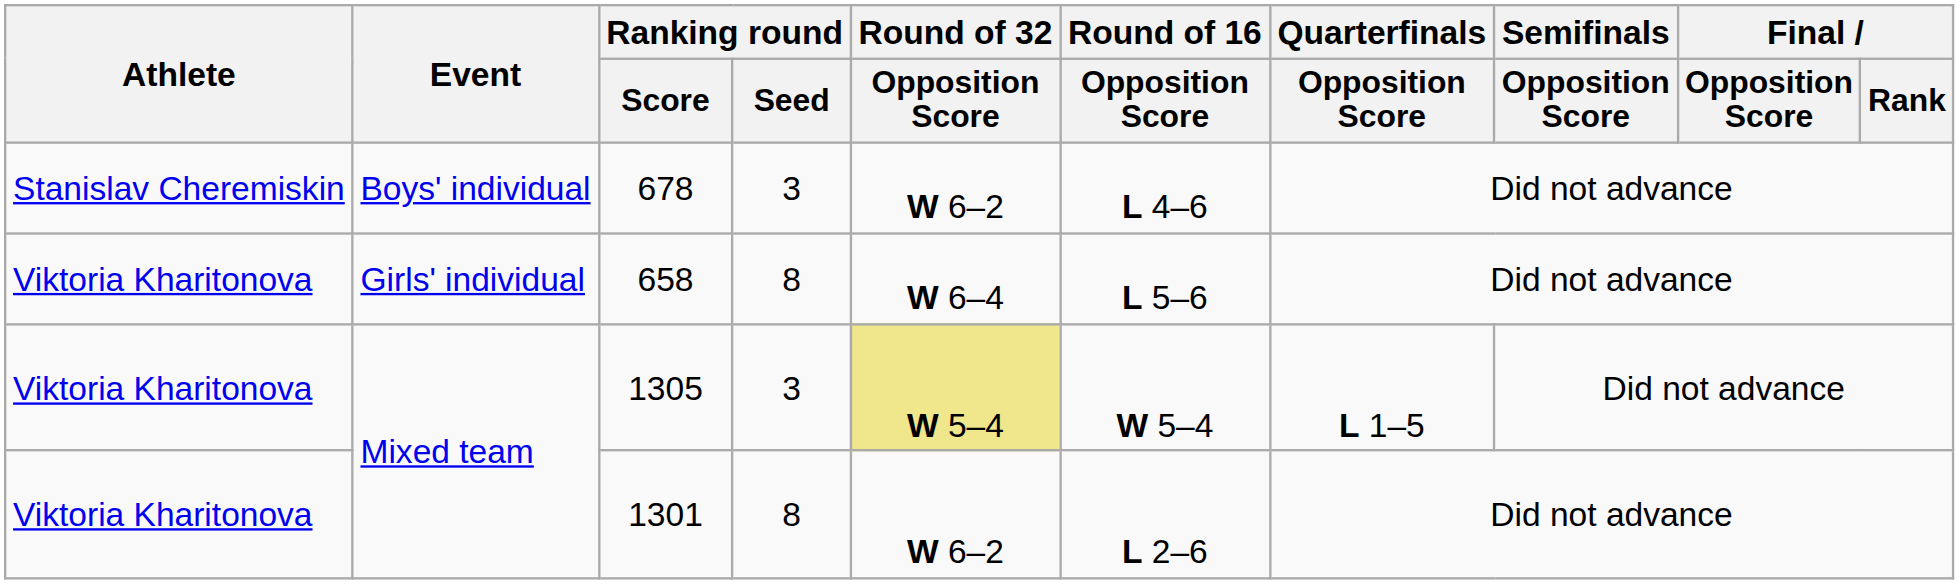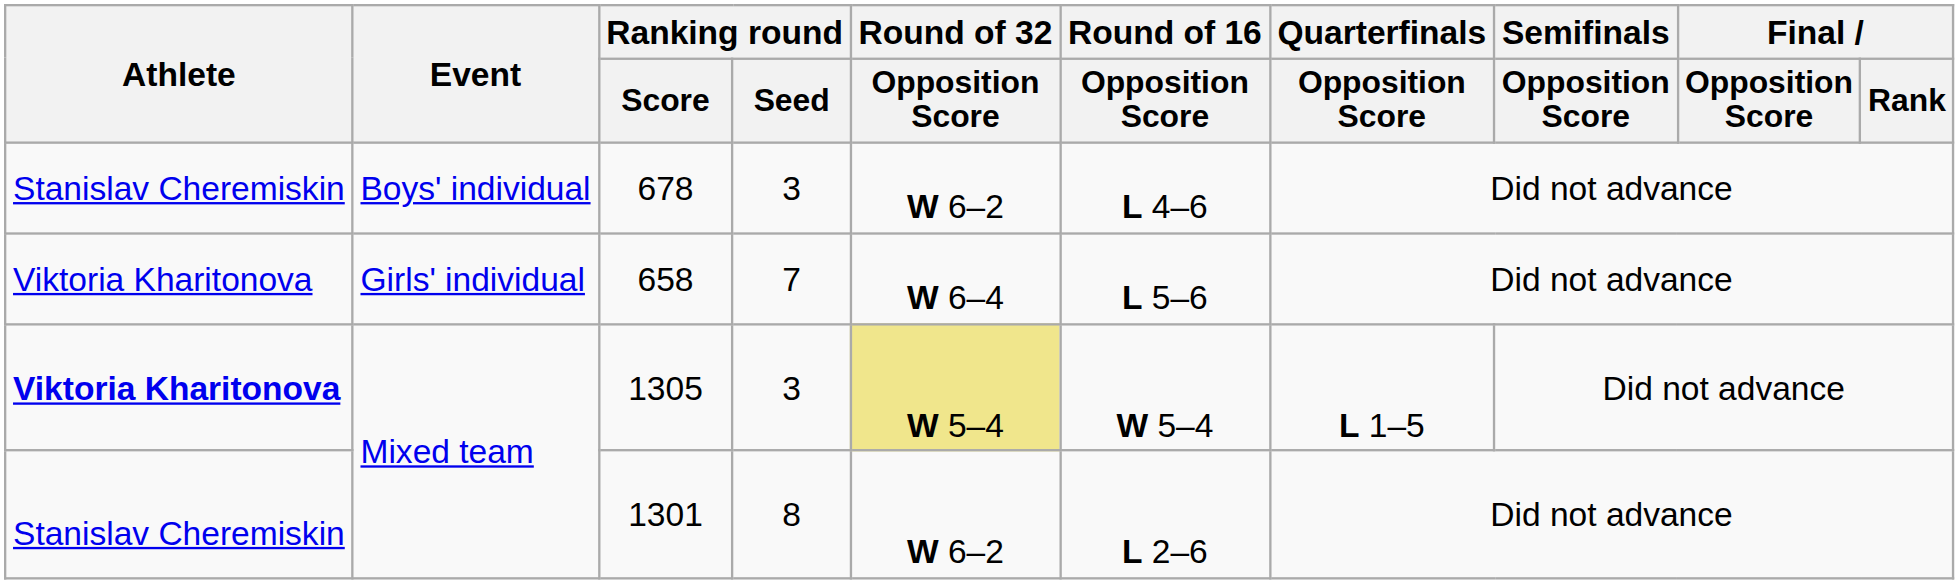(792, 279) 8 -> (792, 279) 7
(163, 388) normal -> (177, 388) bold
(163, 515) Viktoria Kharitonova -> (179, 534) Stanislav Cheremiskin
